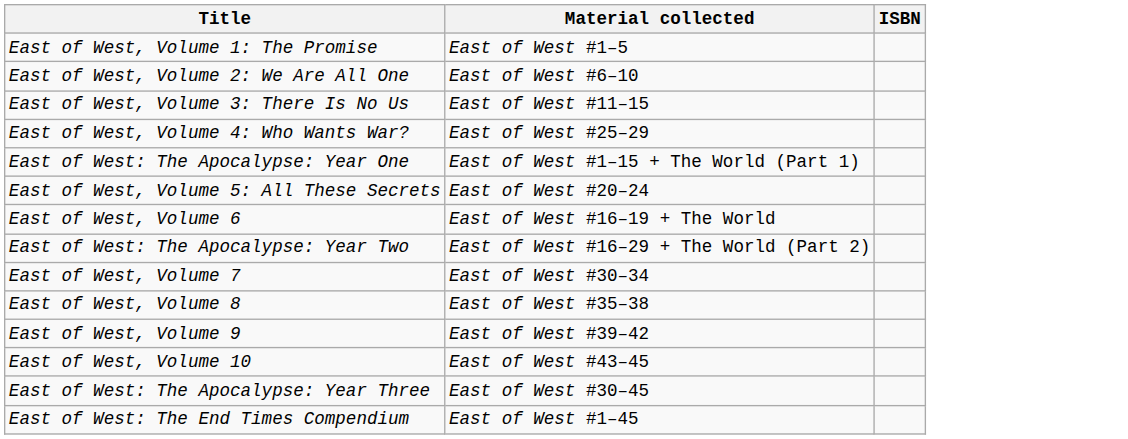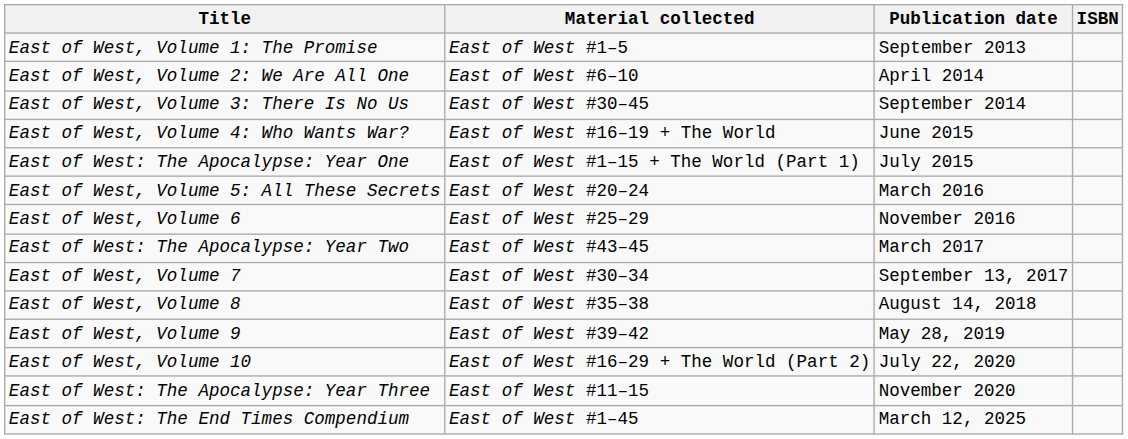+ column: (973, 19)
(549, 105) East of West #11–15 -> (549, 105) East of West #30–45
(549, 133) East of West #25–29 -> (612, 133) East of West #16–19 + The World
(612, 219) East of West #16–19 + The World -> (549, 219) East of West #25–29
(660, 248) East of West #16–29 + The World (Part 2) -> (549, 248) East of West #43–45
(549, 362) East of West #43–45 -> (660, 362) East of West #16–29 + The World (Part 2)
(549, 391) East of West #30–45 -> (549, 391) East of West #11–15
